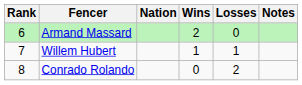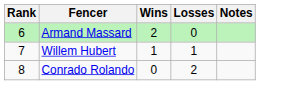- column: (158, 13)
